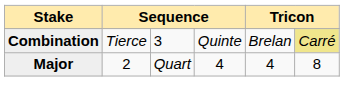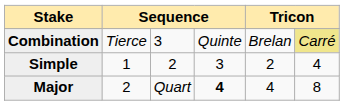+ row: (53, 64)
(220, 64) normal -> (220, 87) bold
